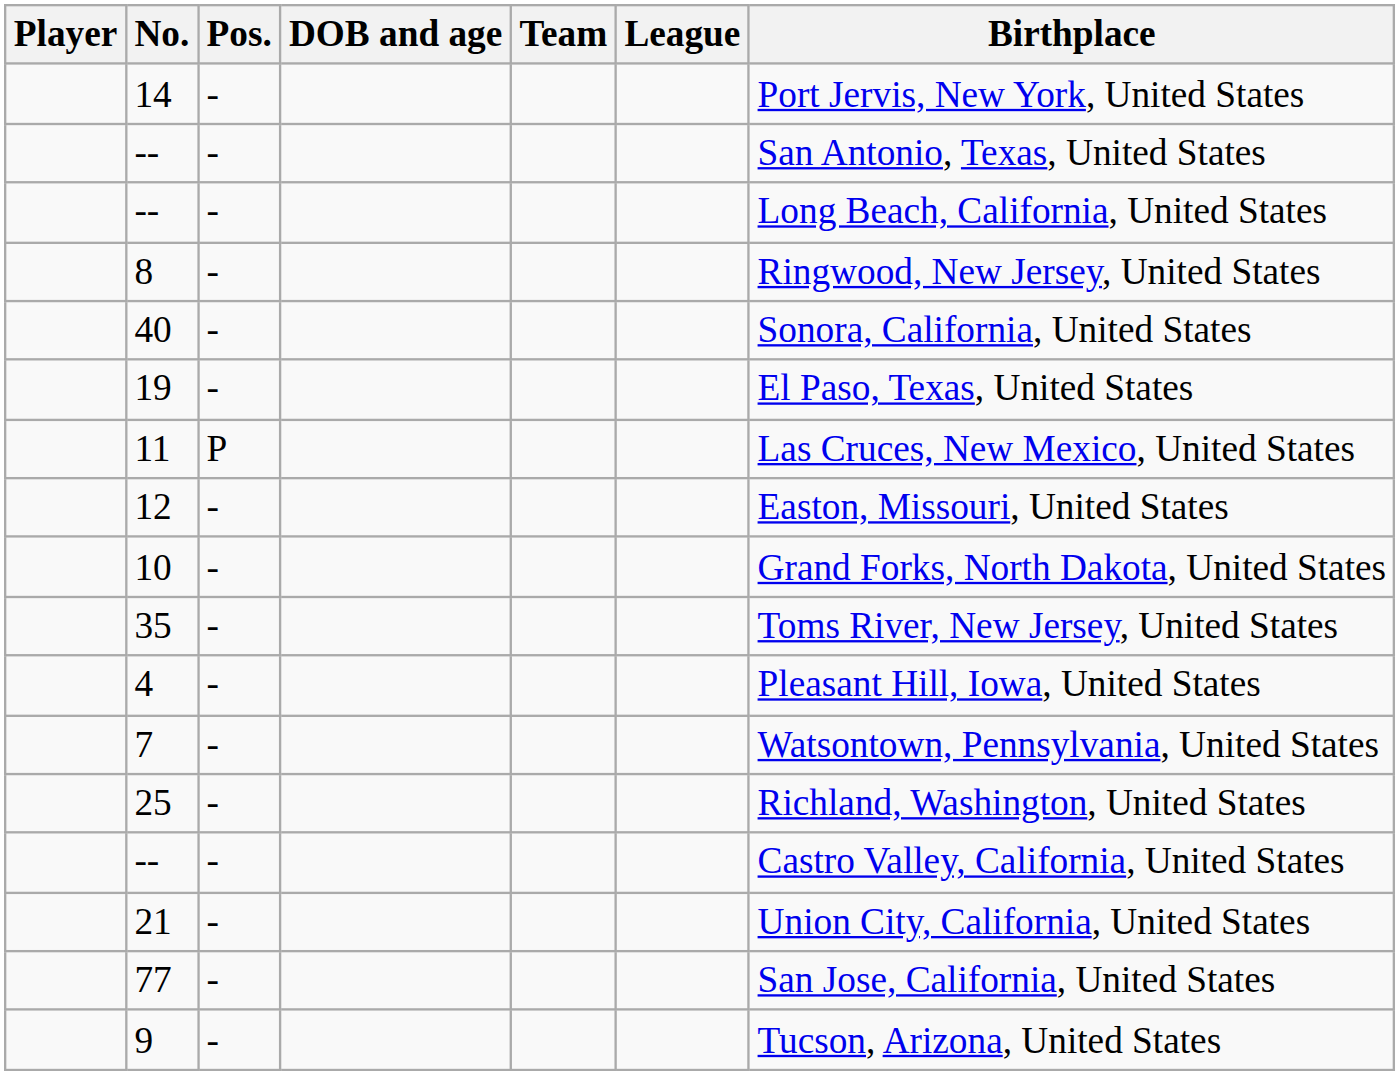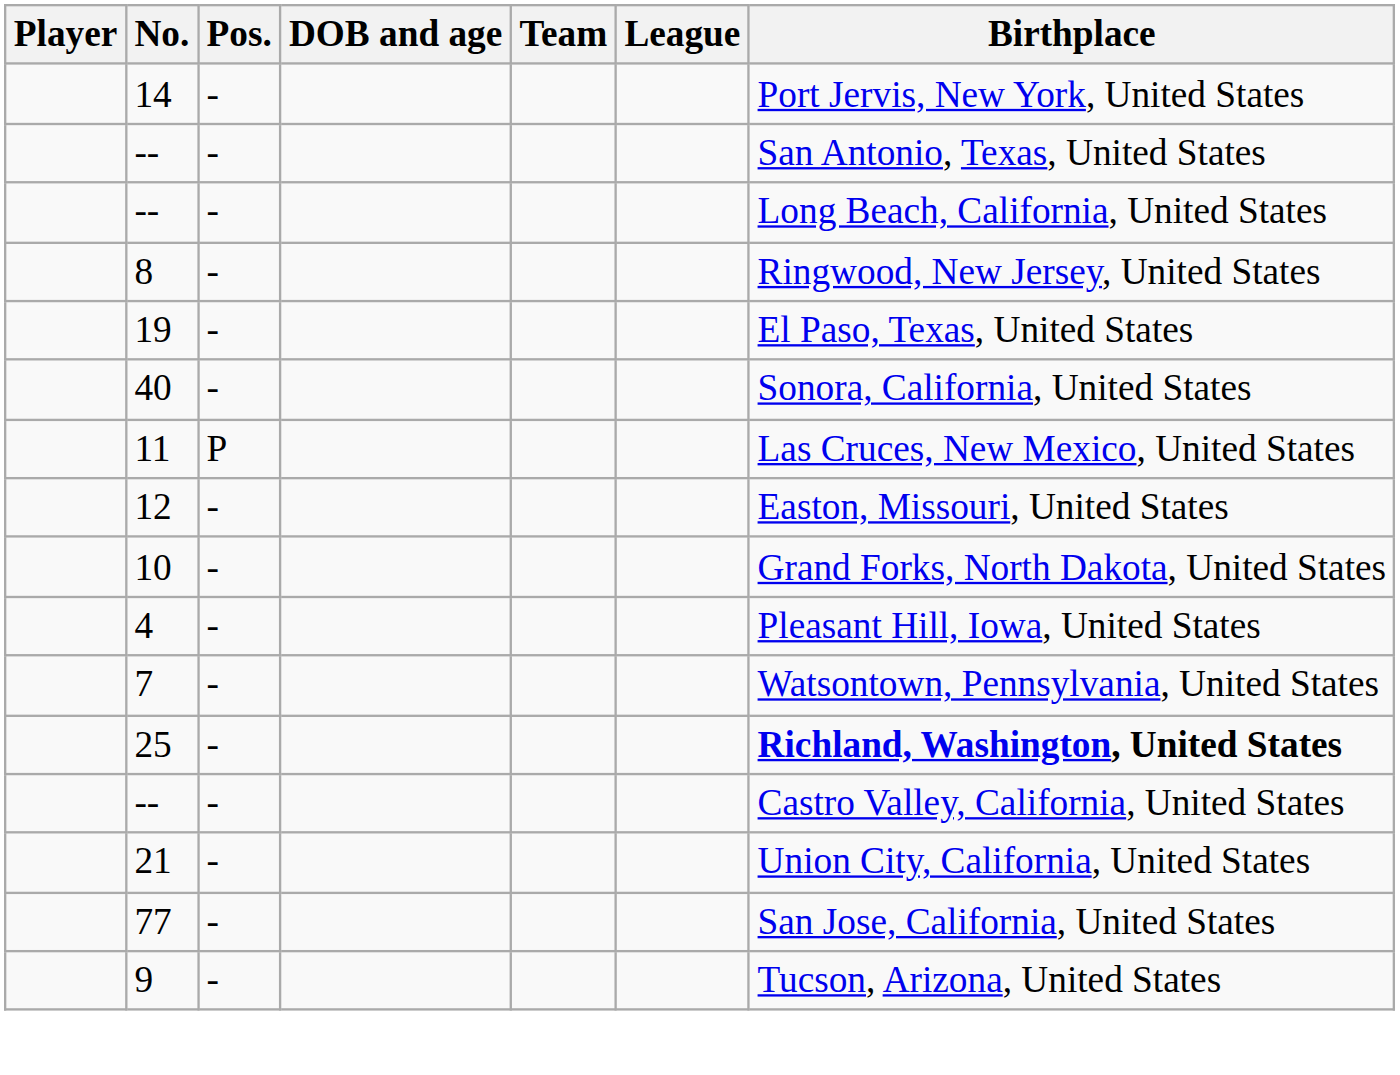rows swapped: (153, 329) <-> (153, 388)
- row: (153, 625)
(1032, 802) normal -> (1050, 743) bold
